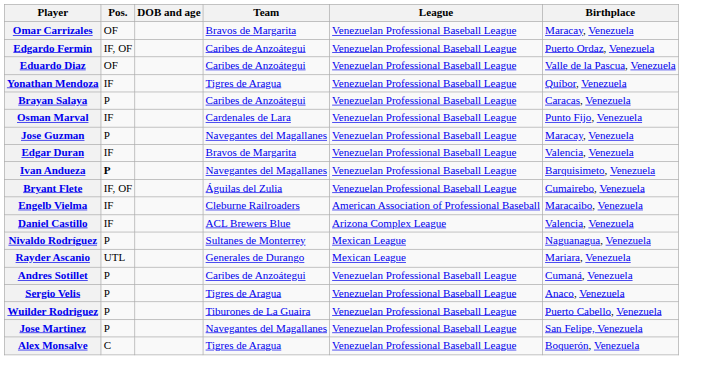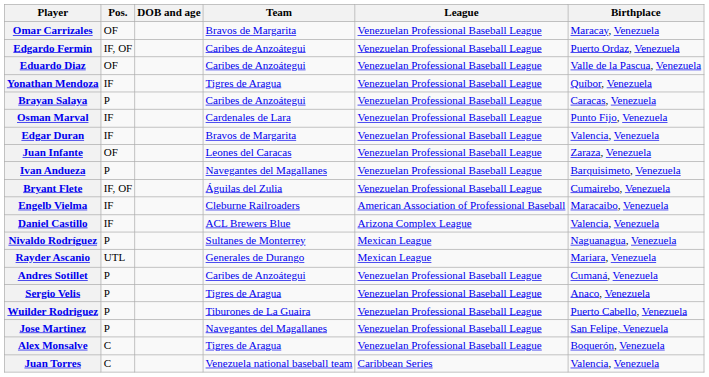- row: (53, 135)
+ row: (53, 153)
(107, 170) bold -> (107, 170) normal
+ row: (53, 363)
